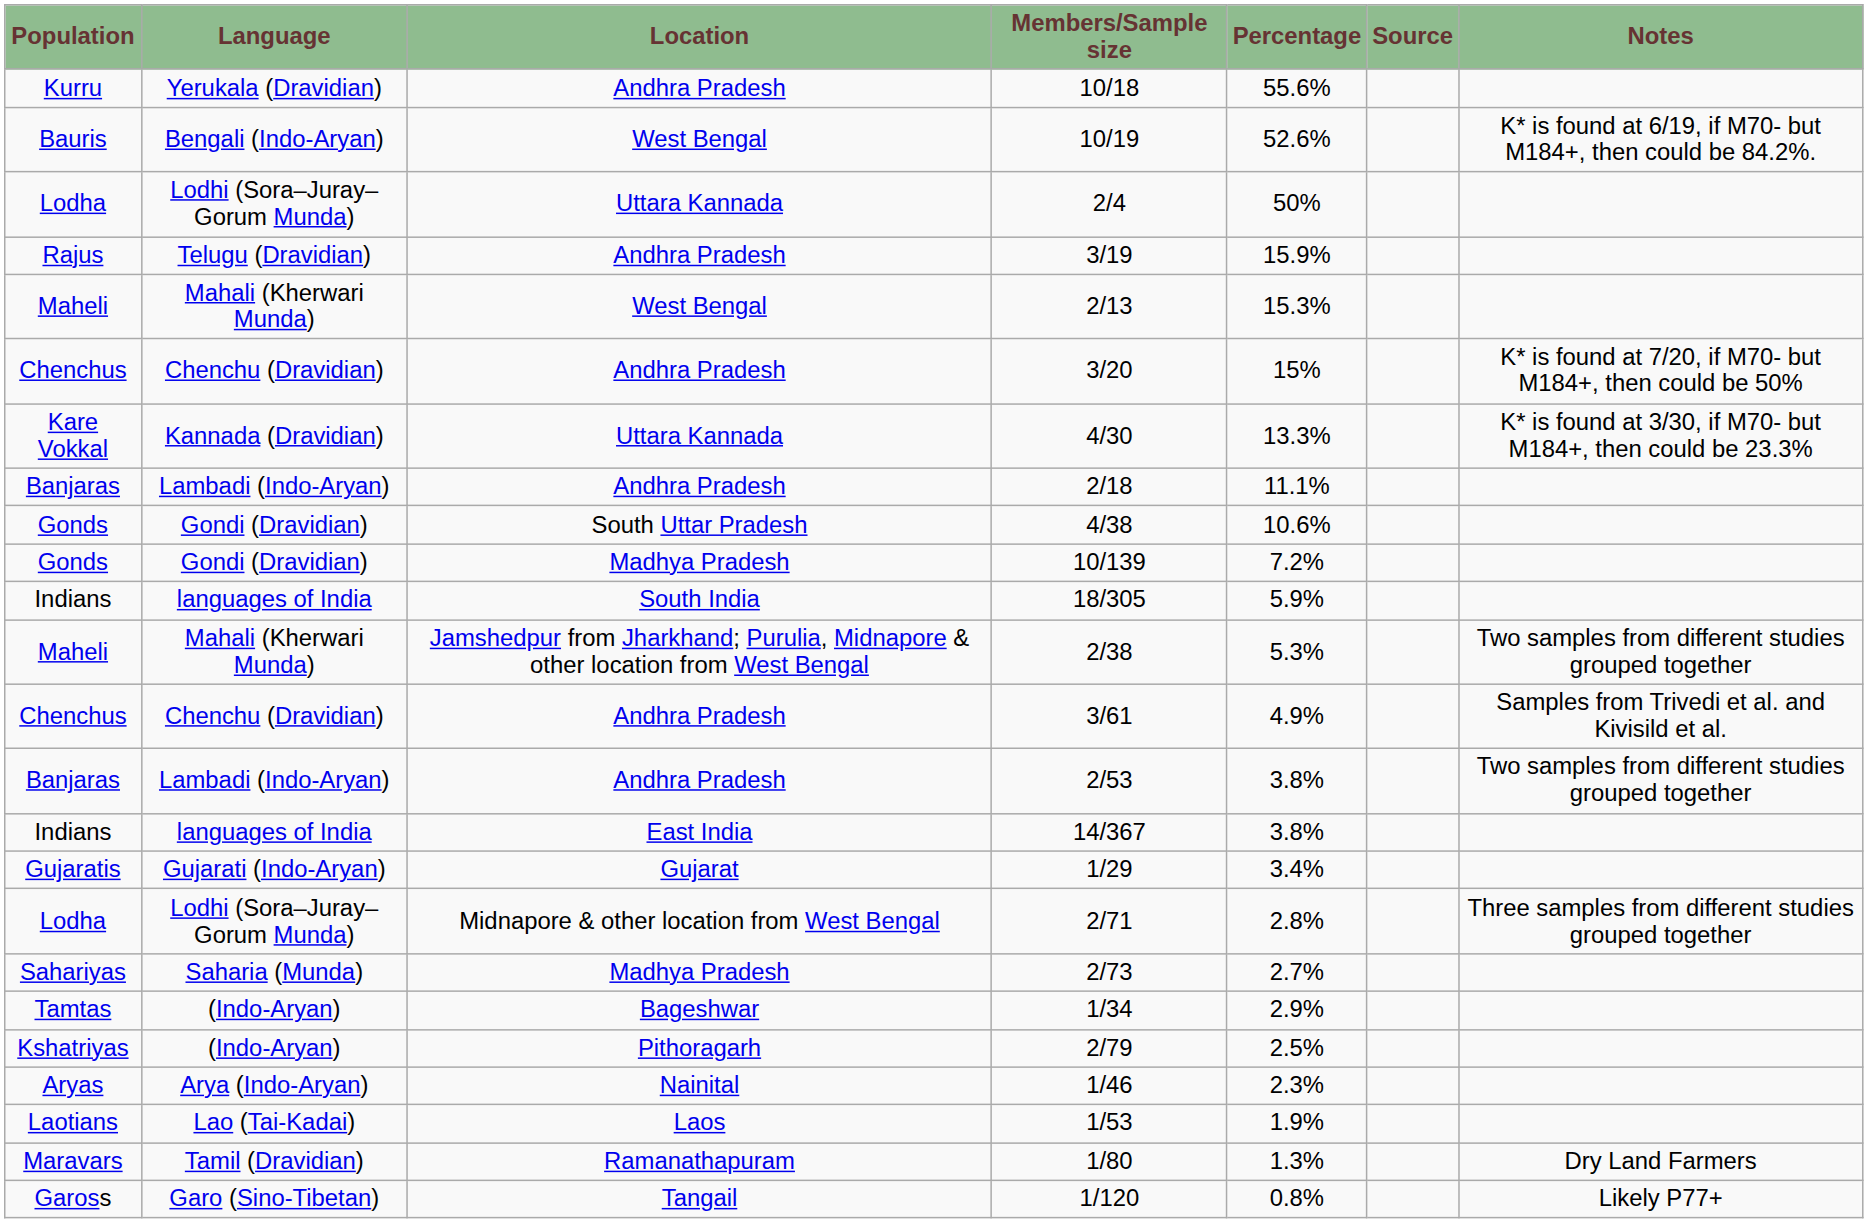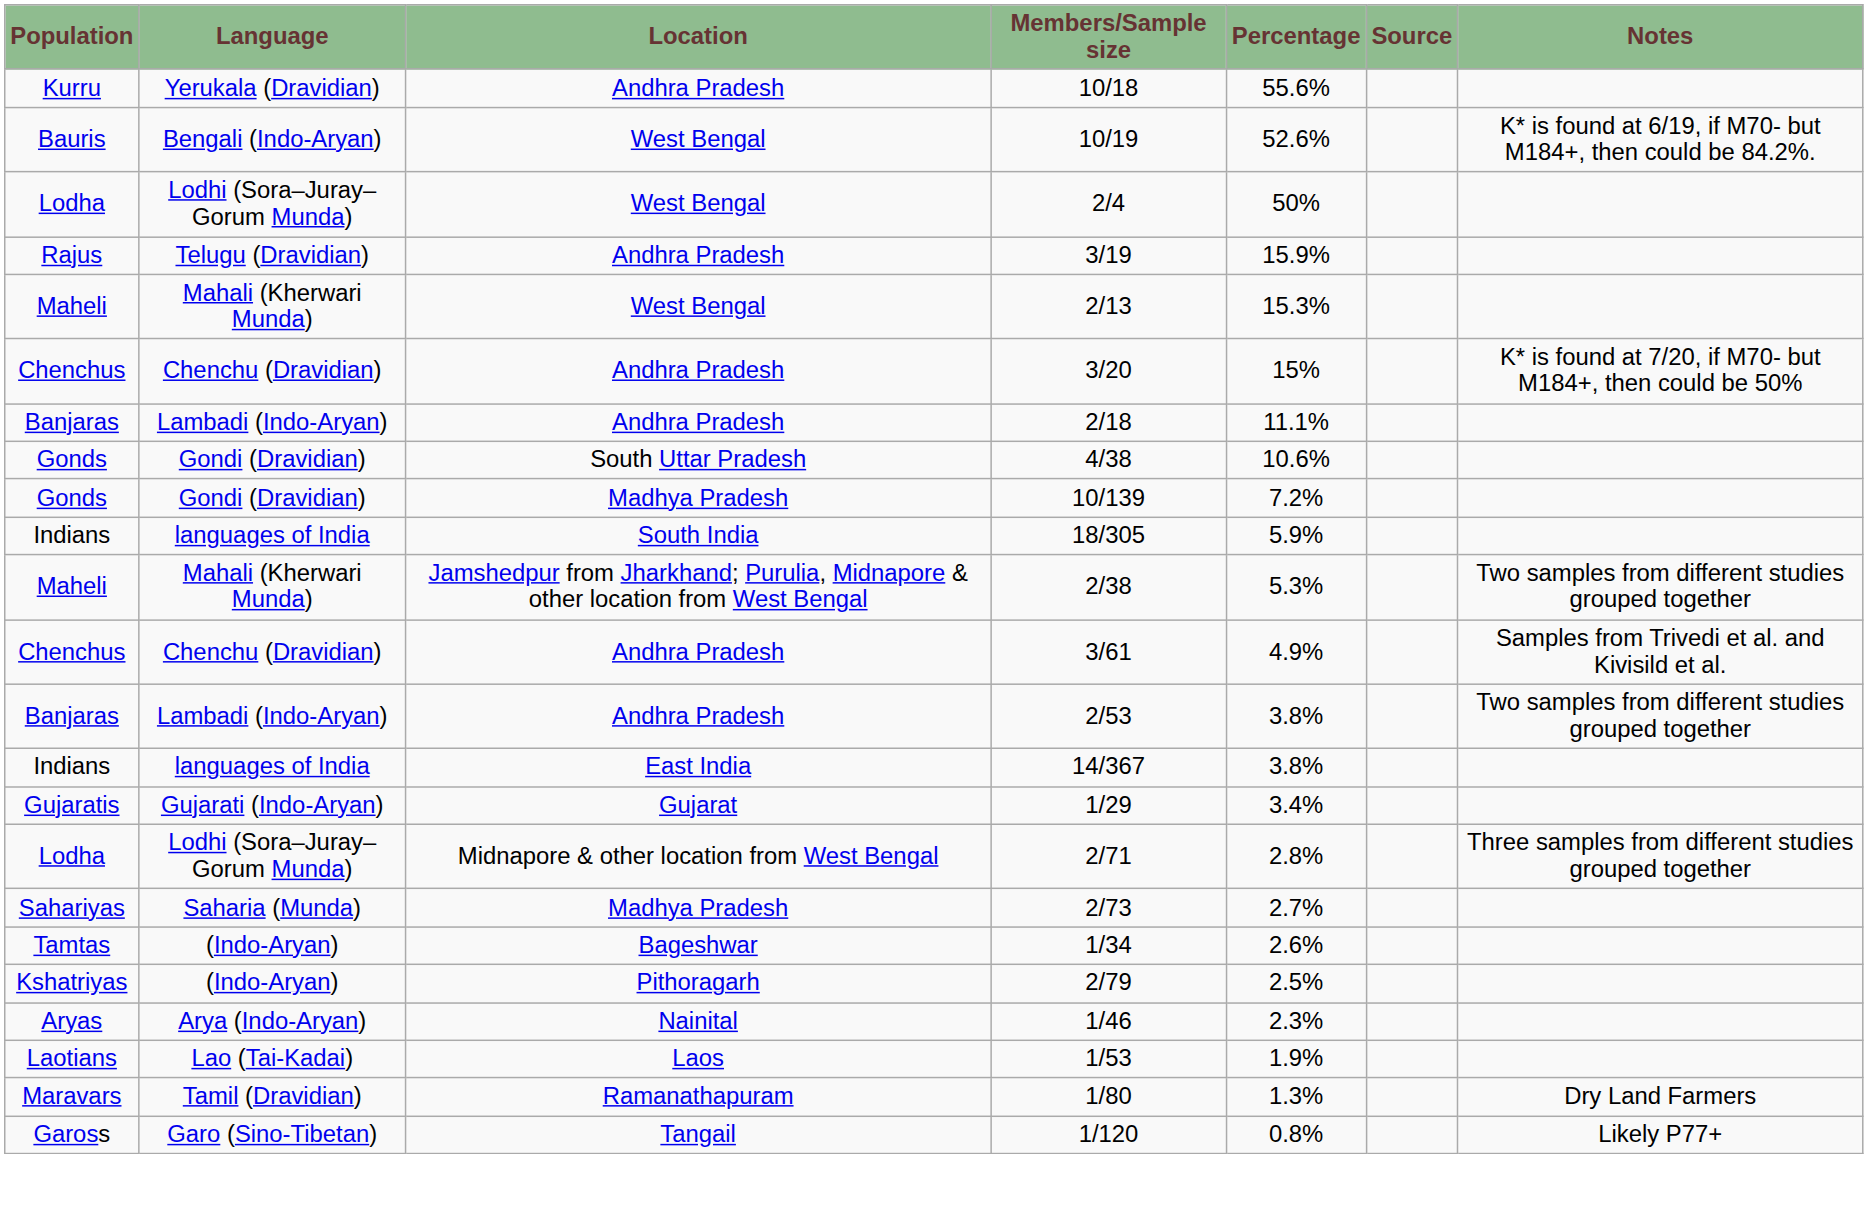(700, 203) Uttara Kannada -> (698, 203) West Bengal
- row: (1109, 435)
(1297, 1009) 2.9% -> (1296, 945) 2.6%
